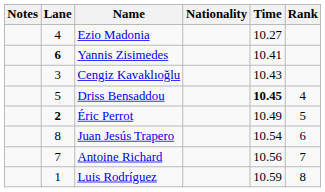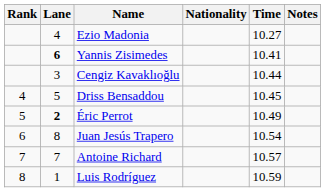columns swapped: (303, 14) <-> (23, 14)
(268, 75) 10.43 -> (267, 75) 10.44
(268, 95) bold -> (267, 95) normal
(268, 156) 10.56 -> (267, 156) 10.57
